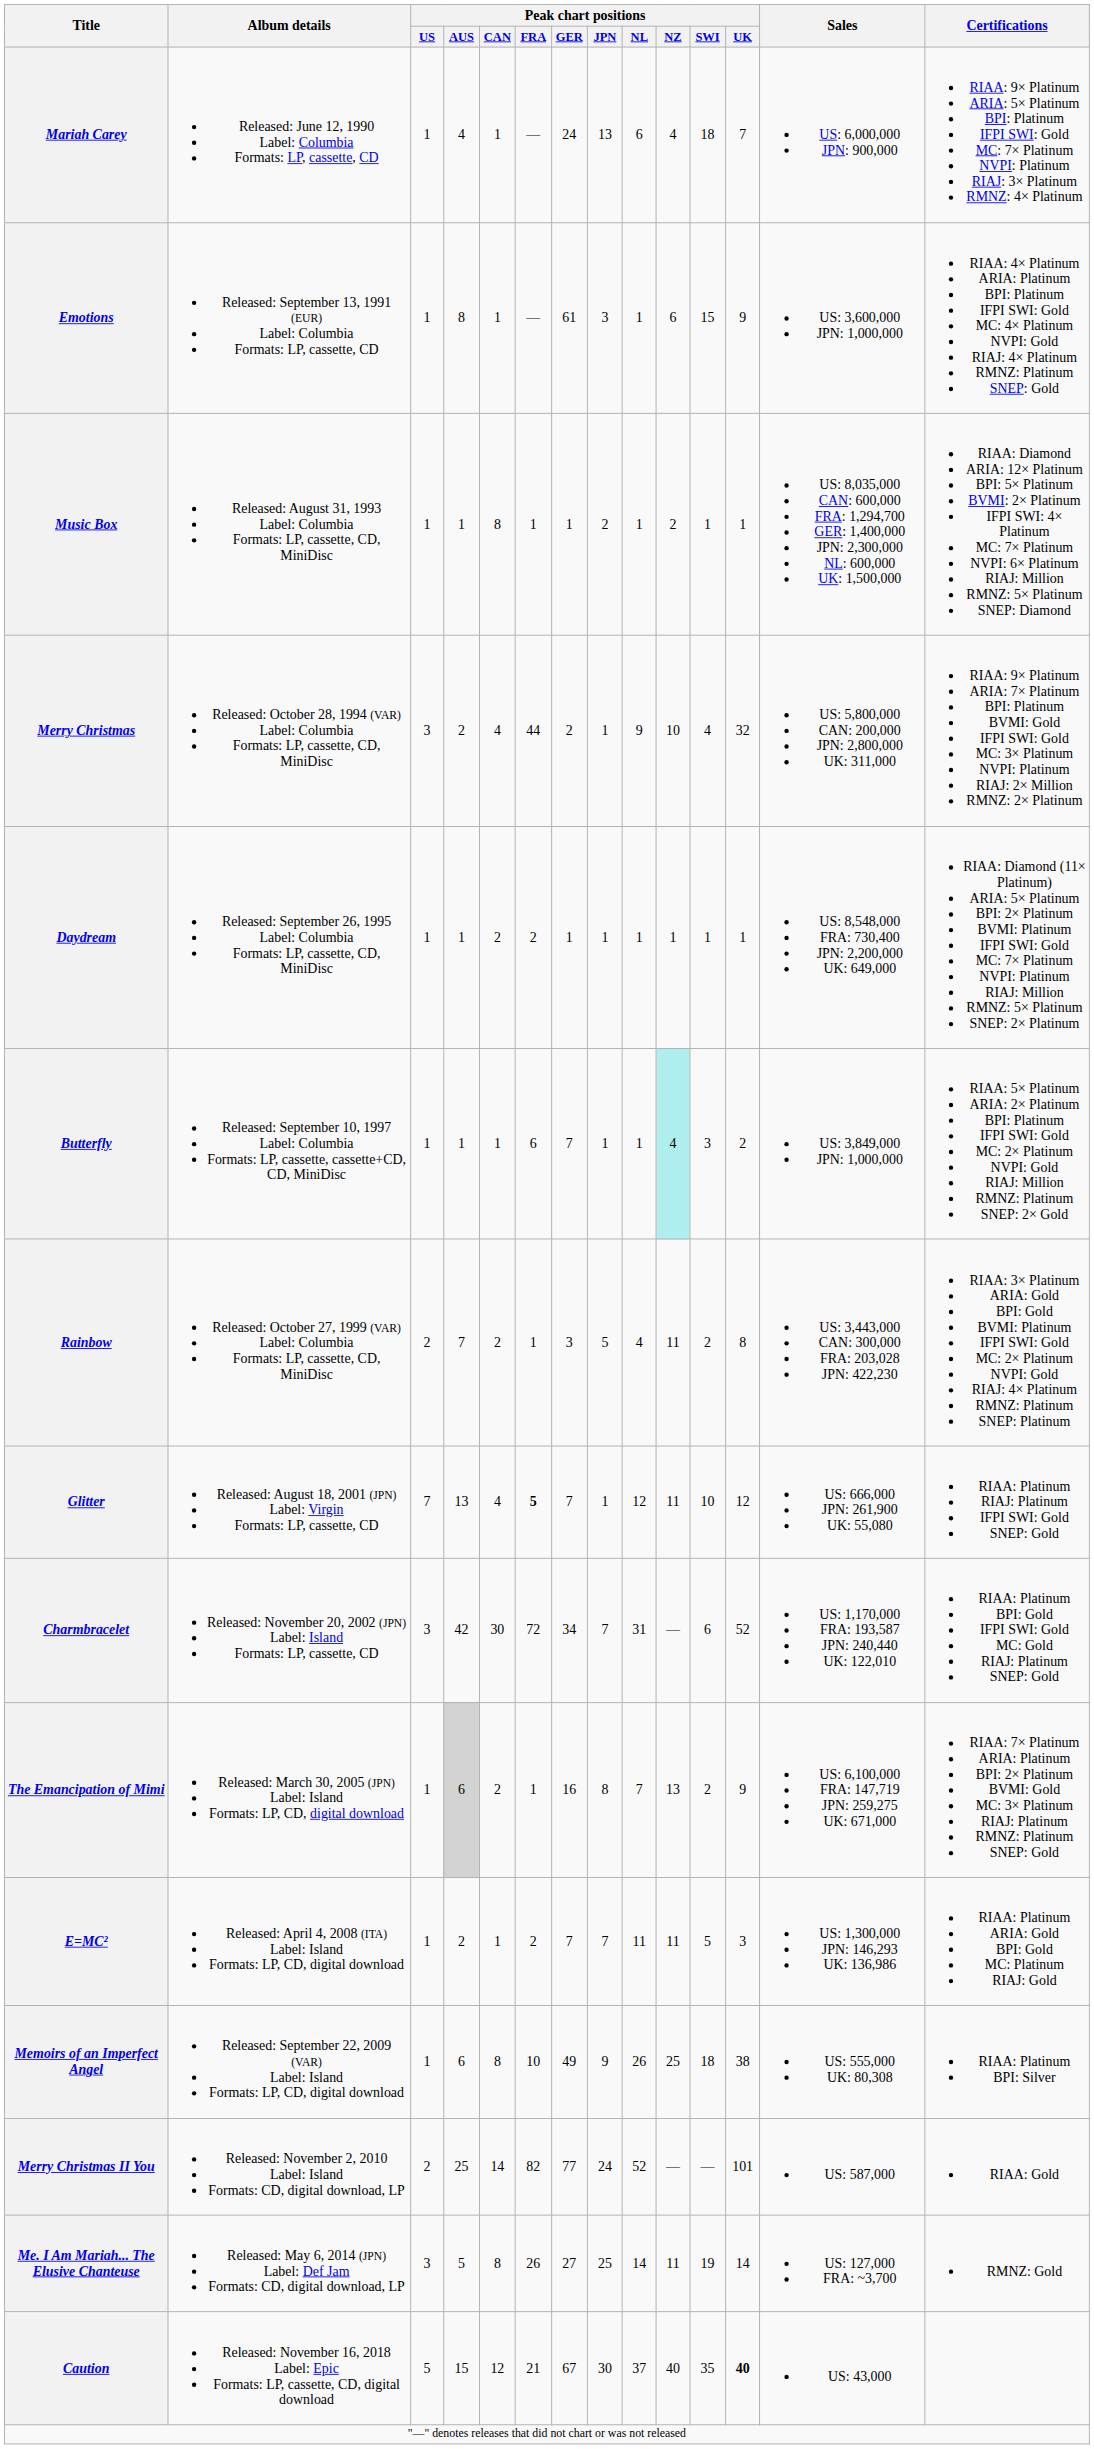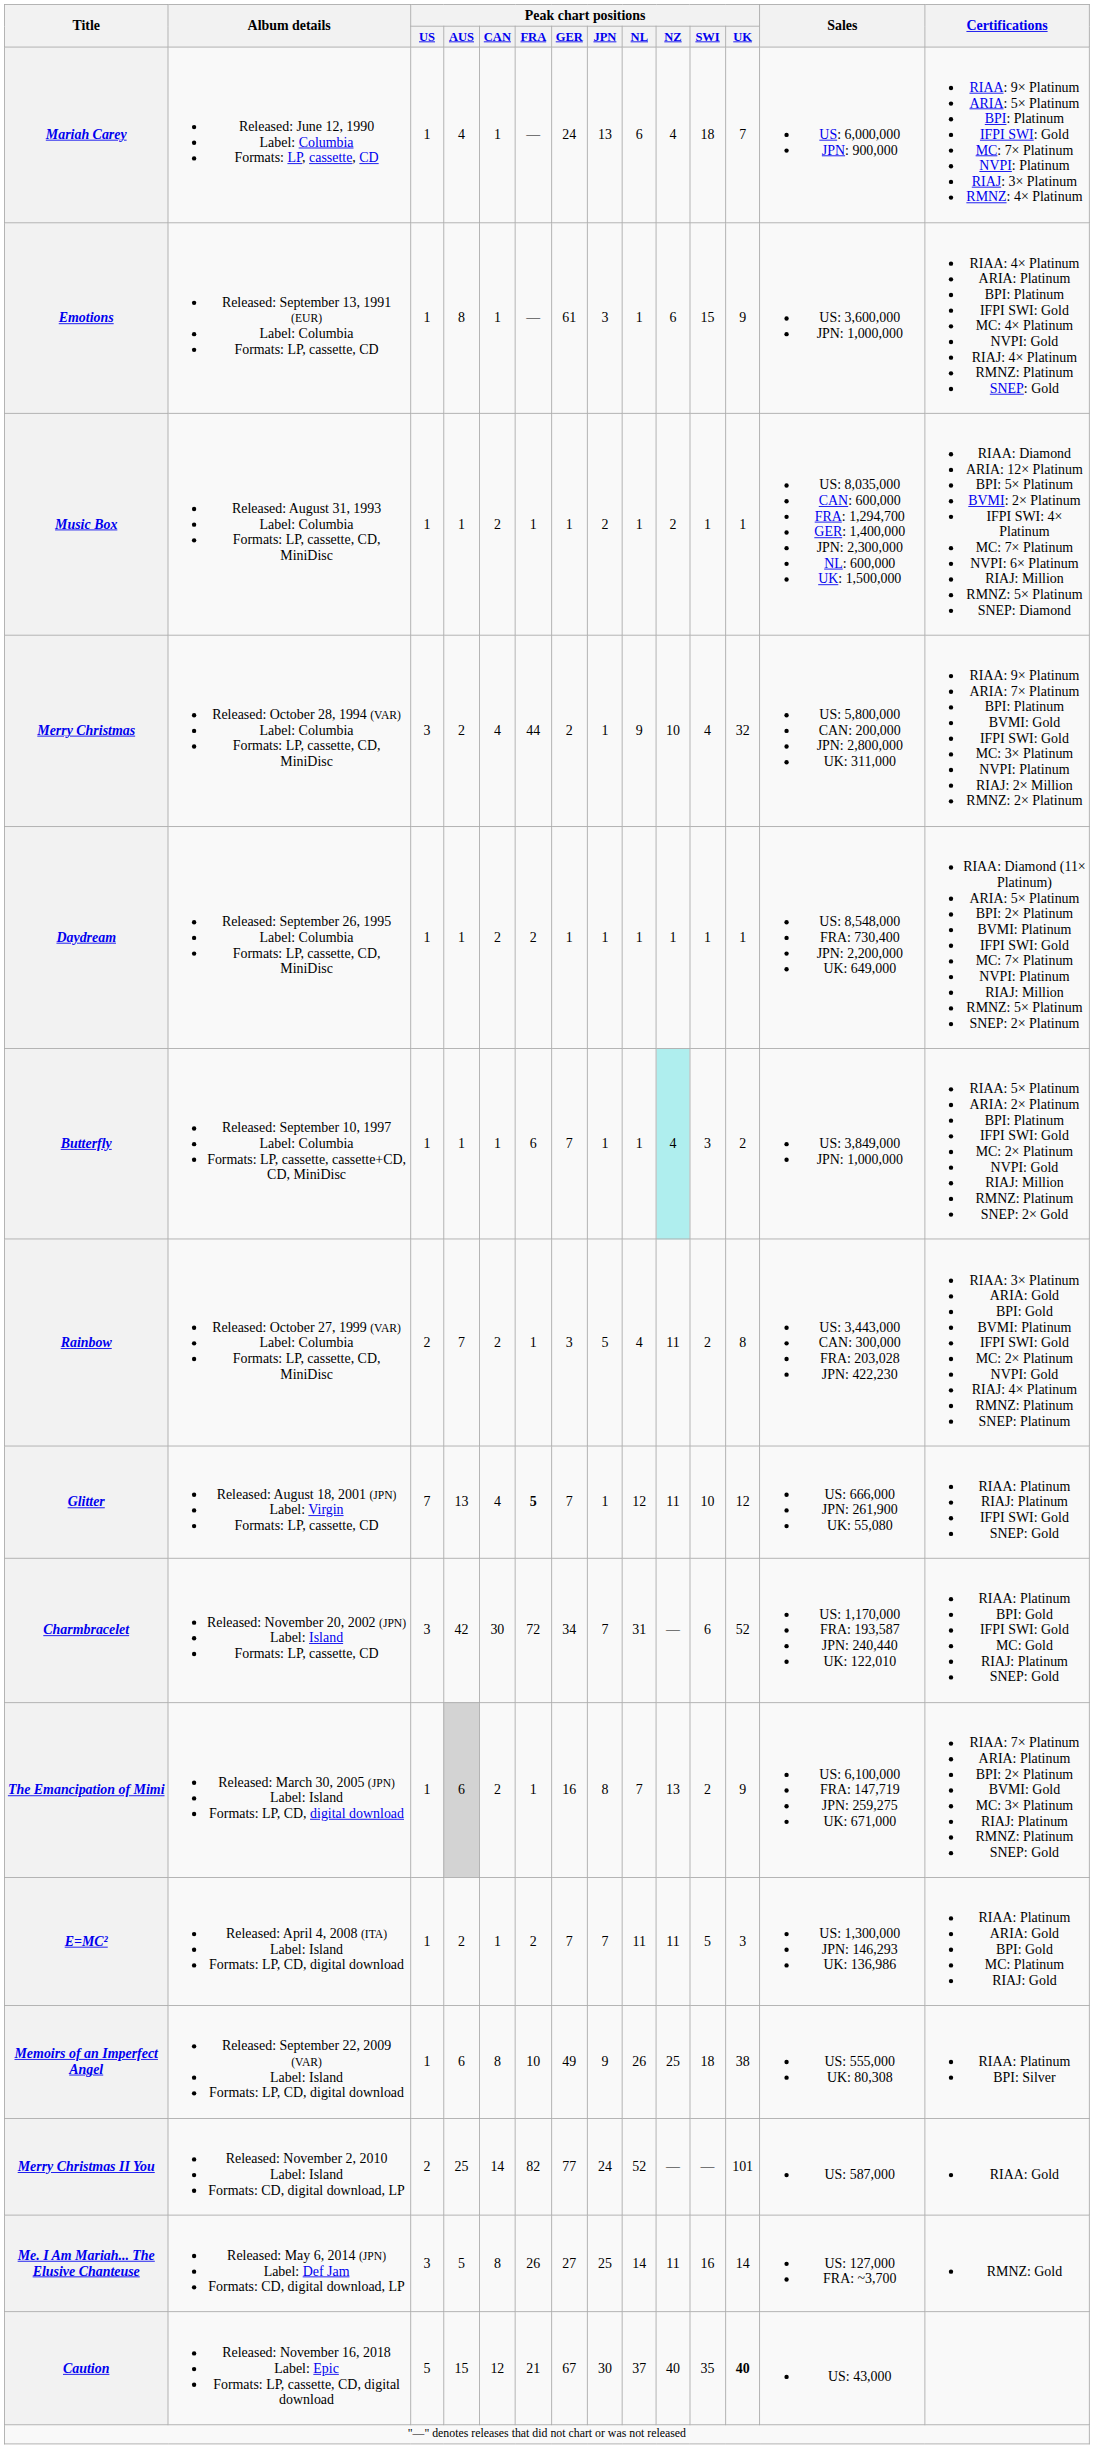(497, 524) 8 -> (497, 524) 2
(708, 2263) 19 -> (708, 2263) 16
